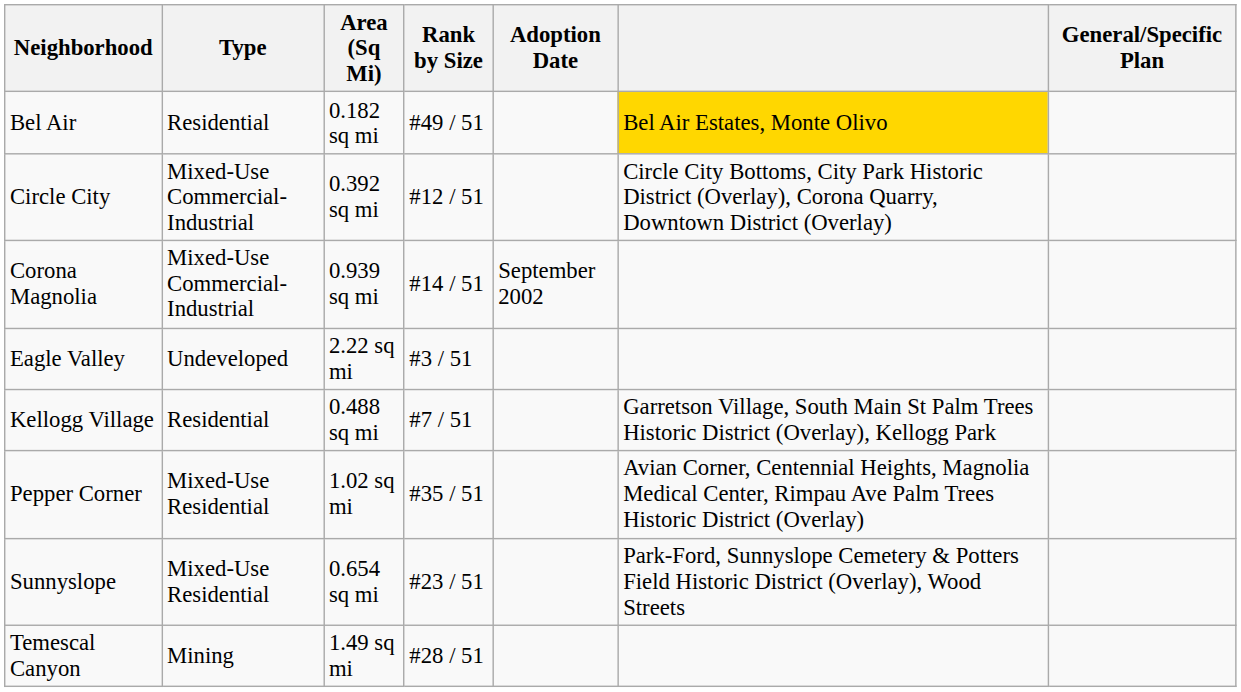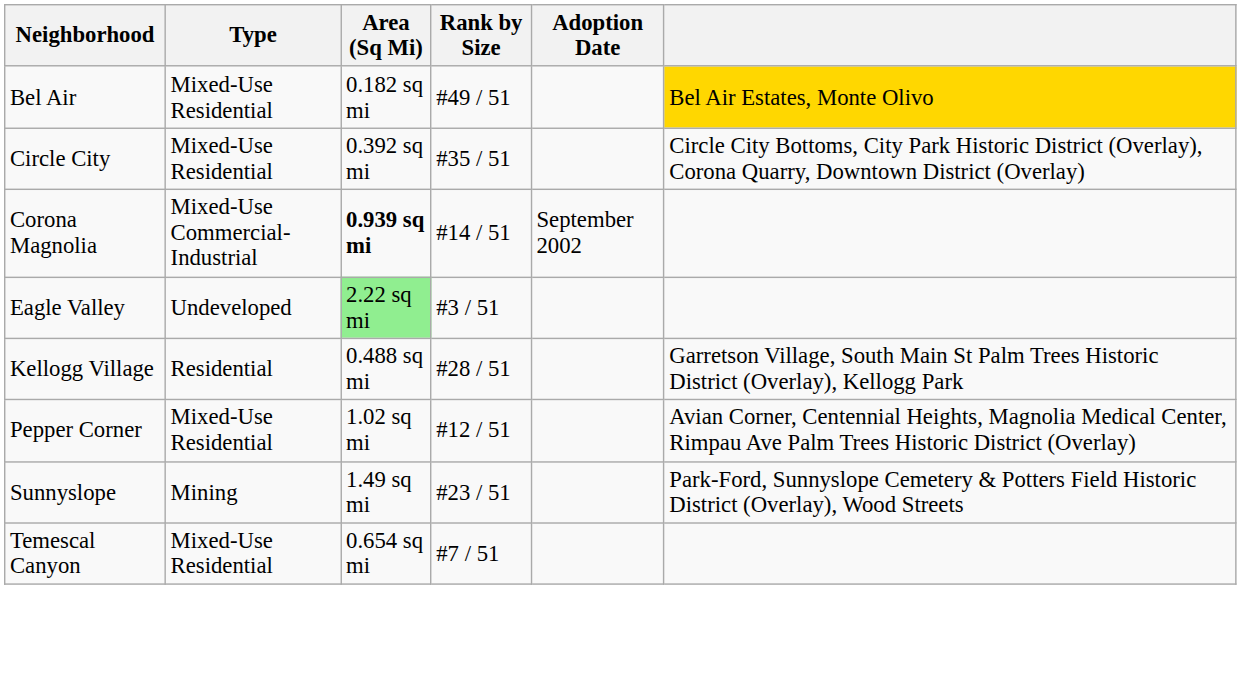- column: (1142, 48)
(218, 122) Residential -> (222, 96) Mixed-Use Residential
(227, 196) Mixed-Use Commercial-Industrial -> (222, 158) Mixed-Use Residential
(447, 196) #12 / 51 -> (473, 158) #35 / 51
(354, 283) normal -> (385, 232) bold
(362, 358) no background -> (379, 307) lightgreen background
(441, 419) #7 / 51 -> (473, 368) #28 / 51
(447, 494) #35 / 51 -> (473, 430) #12 / 51
(218, 581) Mixed-Use Residential -> (204, 492) Mining
(354, 581) 0.654 sq mi -> (379, 492) 1.49 sq mi
(201, 655) Mining -> (222, 553) Mixed-Use Residential
(362, 655) 1.49 sq mi -> (385, 553) 0.654 sq mi
(447, 655) #28 / 51 -> (468, 553) #7 / 51
